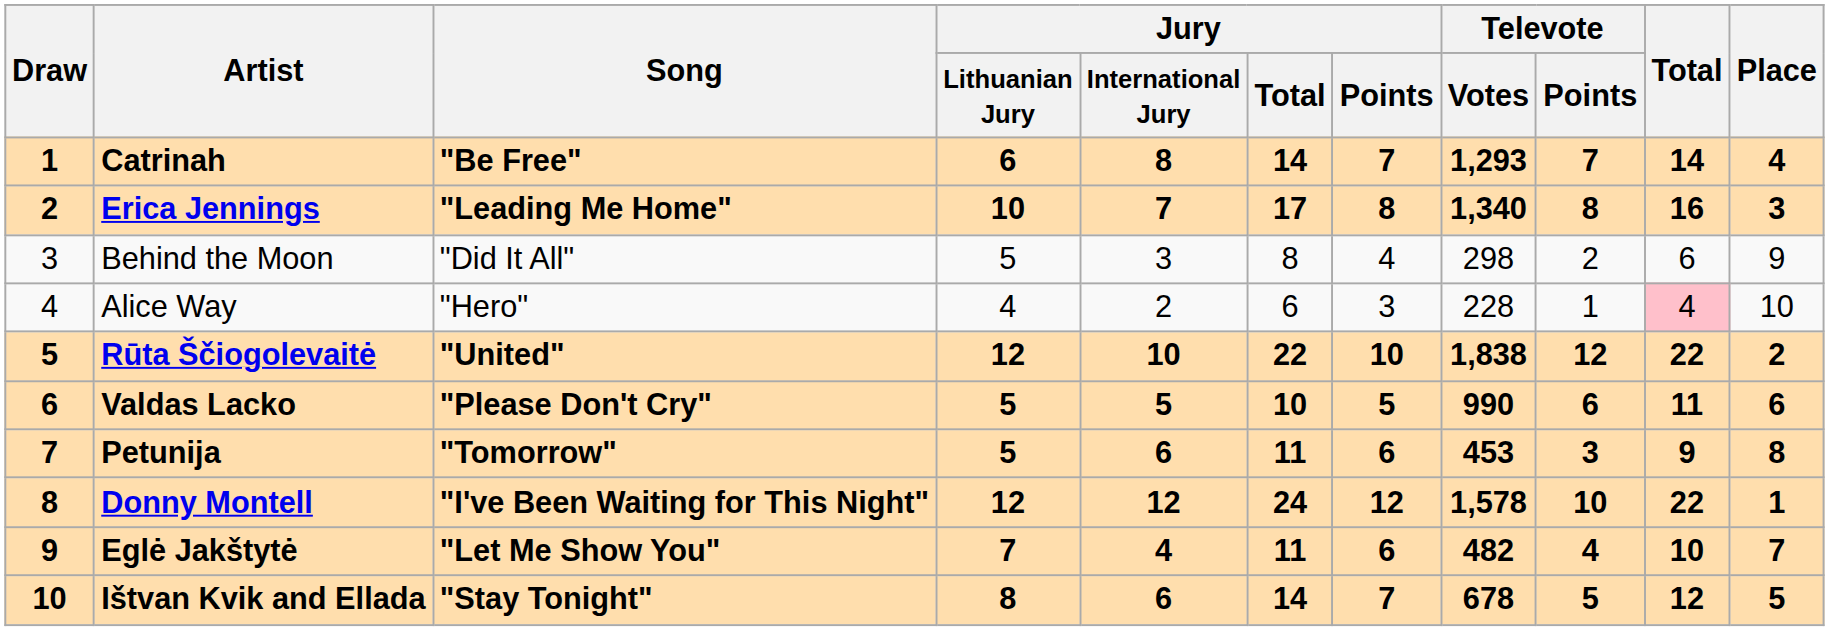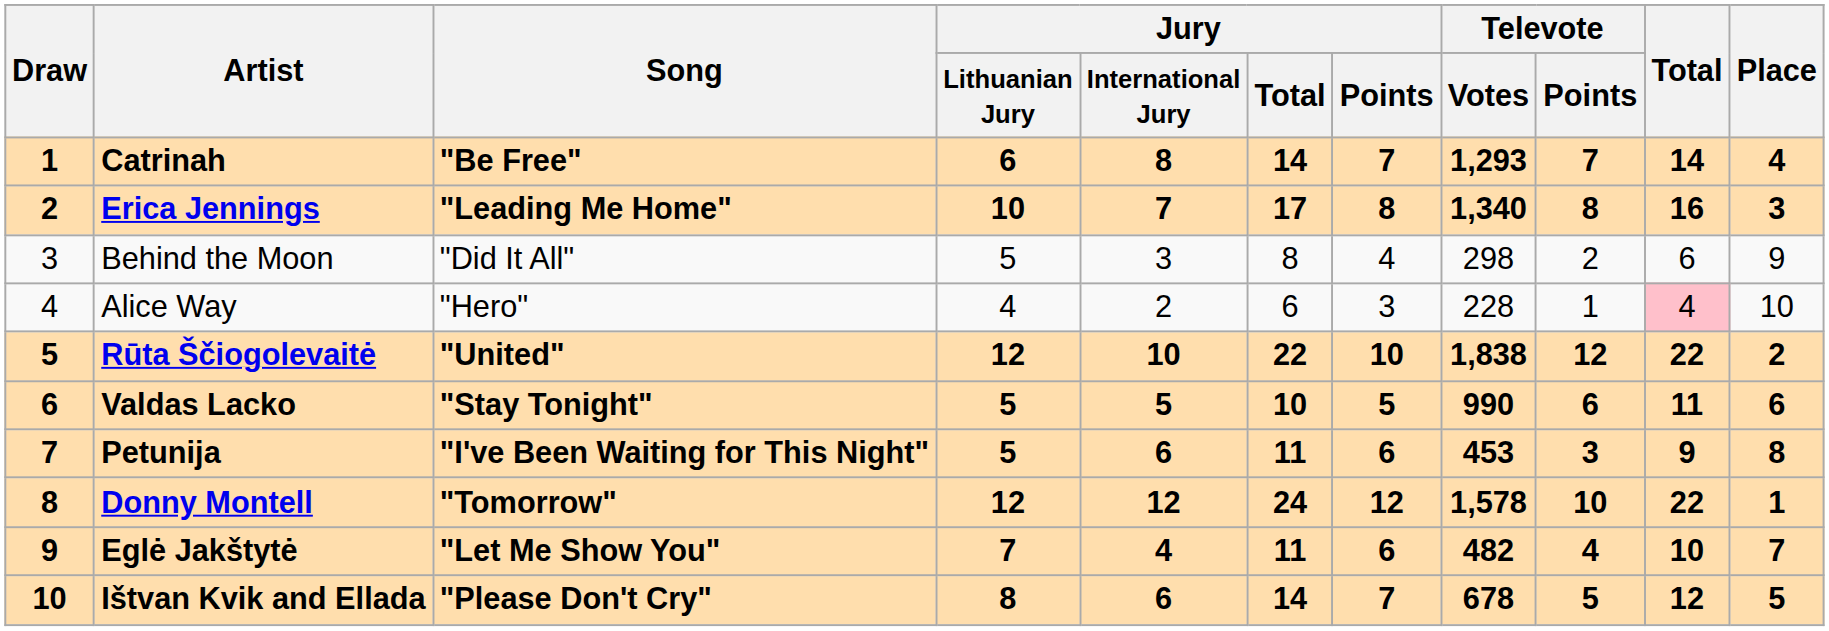(576, 404) "Please Don't Cry" -> (546, 404) "Stay Tonight"
(528, 453) "Tomorrow" -> (684, 453) "I've Been Waiting for This Night"
(684, 501) "I've Been Waiting for This Night" -> (528, 501) "Tomorrow"
(546, 599) "Stay Tonight" -> (576, 599) "Please Don't Cry"
